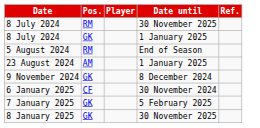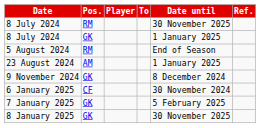+ column: (144, 11)
